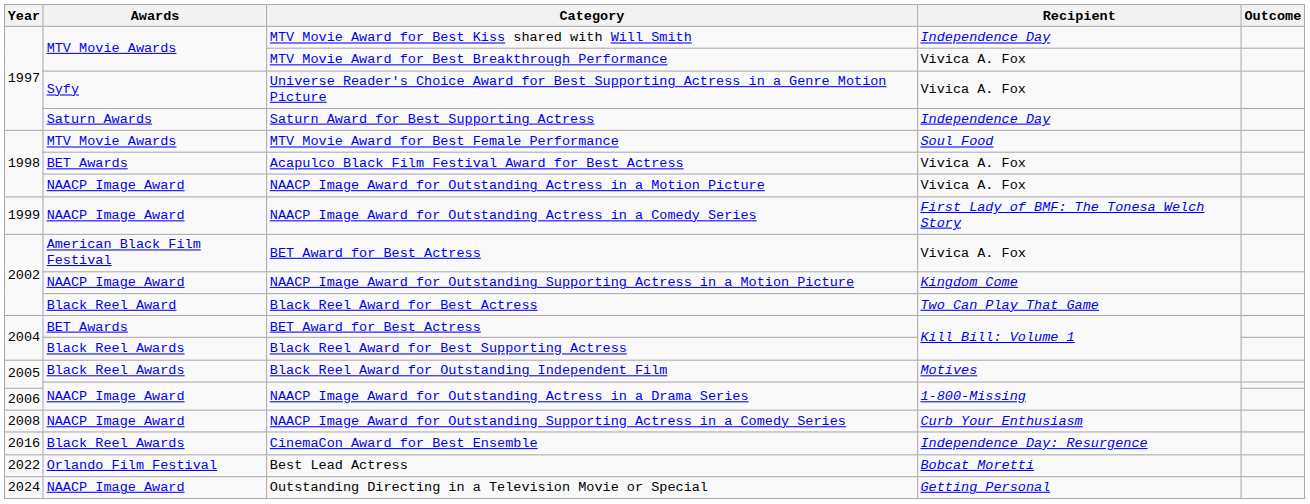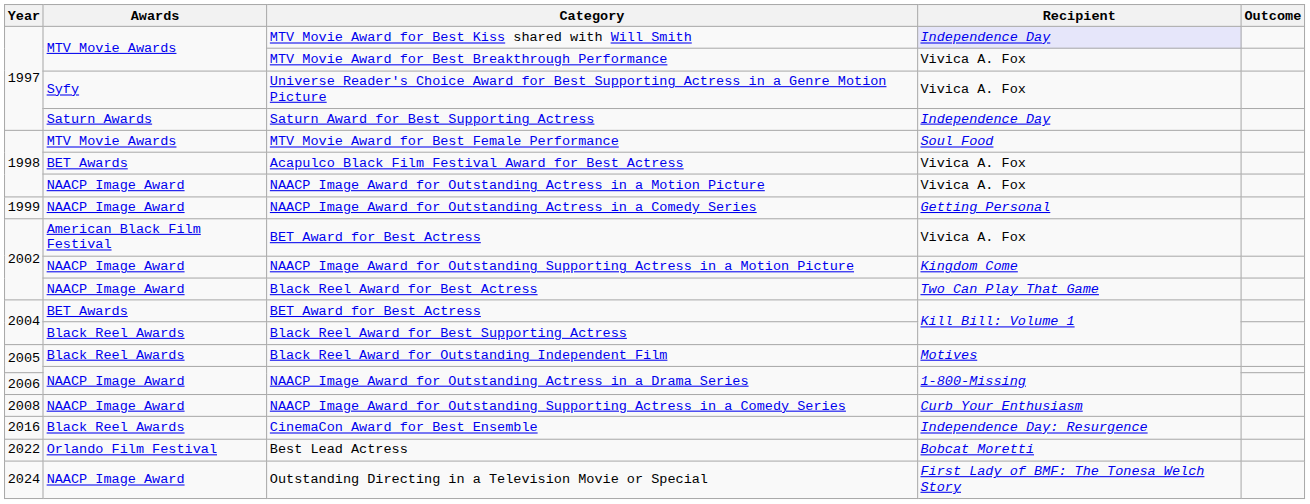(985, 38) no background -> (985, 38) lavender background
(1062, 215) First Lady of BMF: The Tonesa Welch Story -> (985, 207) Getting Personal
(112, 305) Black Reel Award -> (116, 289) NAACP Image Award
(985, 487) Getting Personal -> (1062, 480) First Lady of BMF: The Tonesa Welch Story
